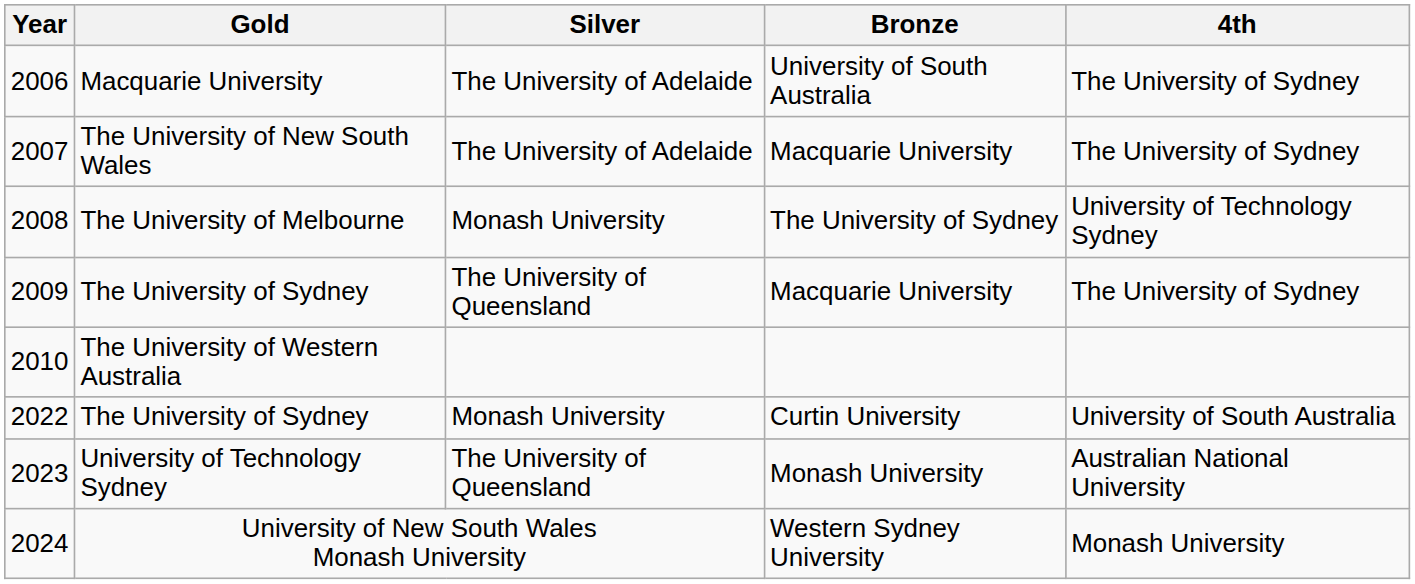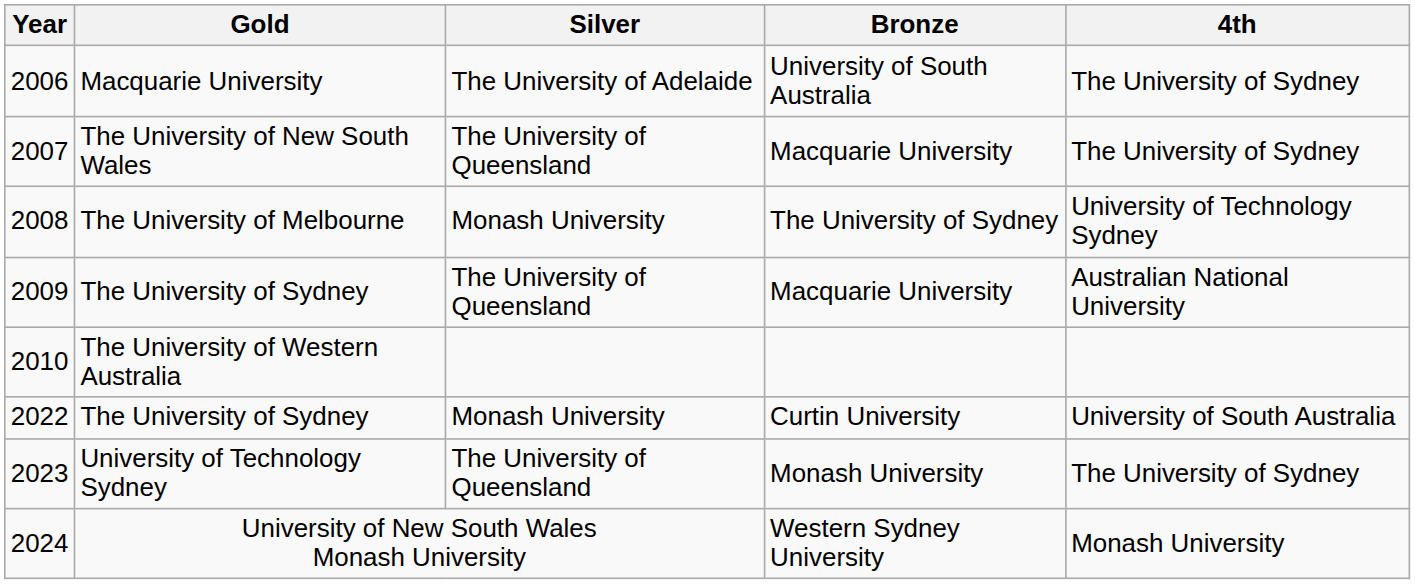(602, 151) The University of Adelaide -> (549, 151) The University of Queensland
(1215, 291) The University of Sydney -> (1180, 291) Australian National University
(1180, 473) Australian National University -> (1215, 473) The University of Sydney
